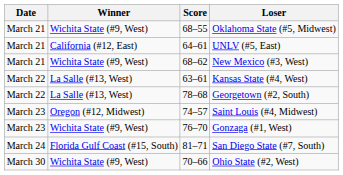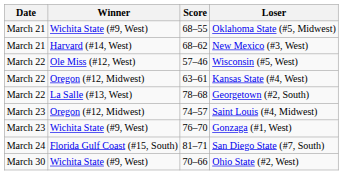- row: (246, 46)
(99, 62) Wichita State (#9, West) -> (91, 46) Harvard (#14, West)
+ row: (255, 62)
(91, 79) La Salle (#13, West) -> (97, 79) Oregon (#12, Midwest)
